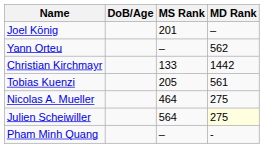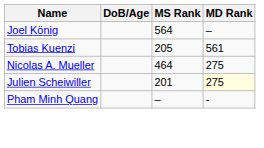(168, 31) 201 -> (164, 31) 564
- row: (34, 48)
- row: (55, 65)
(168, 117) 564 -> (164, 83) 201
